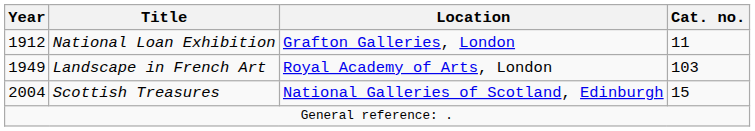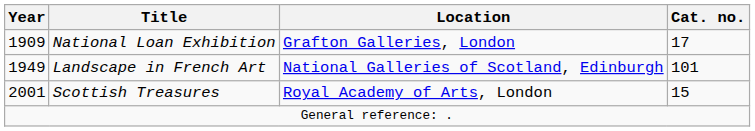(27, 42) 1912 -> (27, 42) 1909
(680, 42) 11 -> (680, 42) 17
(418, 68) Royal Academy of Arts, London -> (473, 68) National Galleries of Scotland, Edinburgh
(685, 68) 103 -> (685, 68) 101
(27, 93) 2004 -> (27, 93) 2001
(473, 93) National Galleries of Scotland, Edinburgh -> (418, 93) Royal Academy of Arts, London
